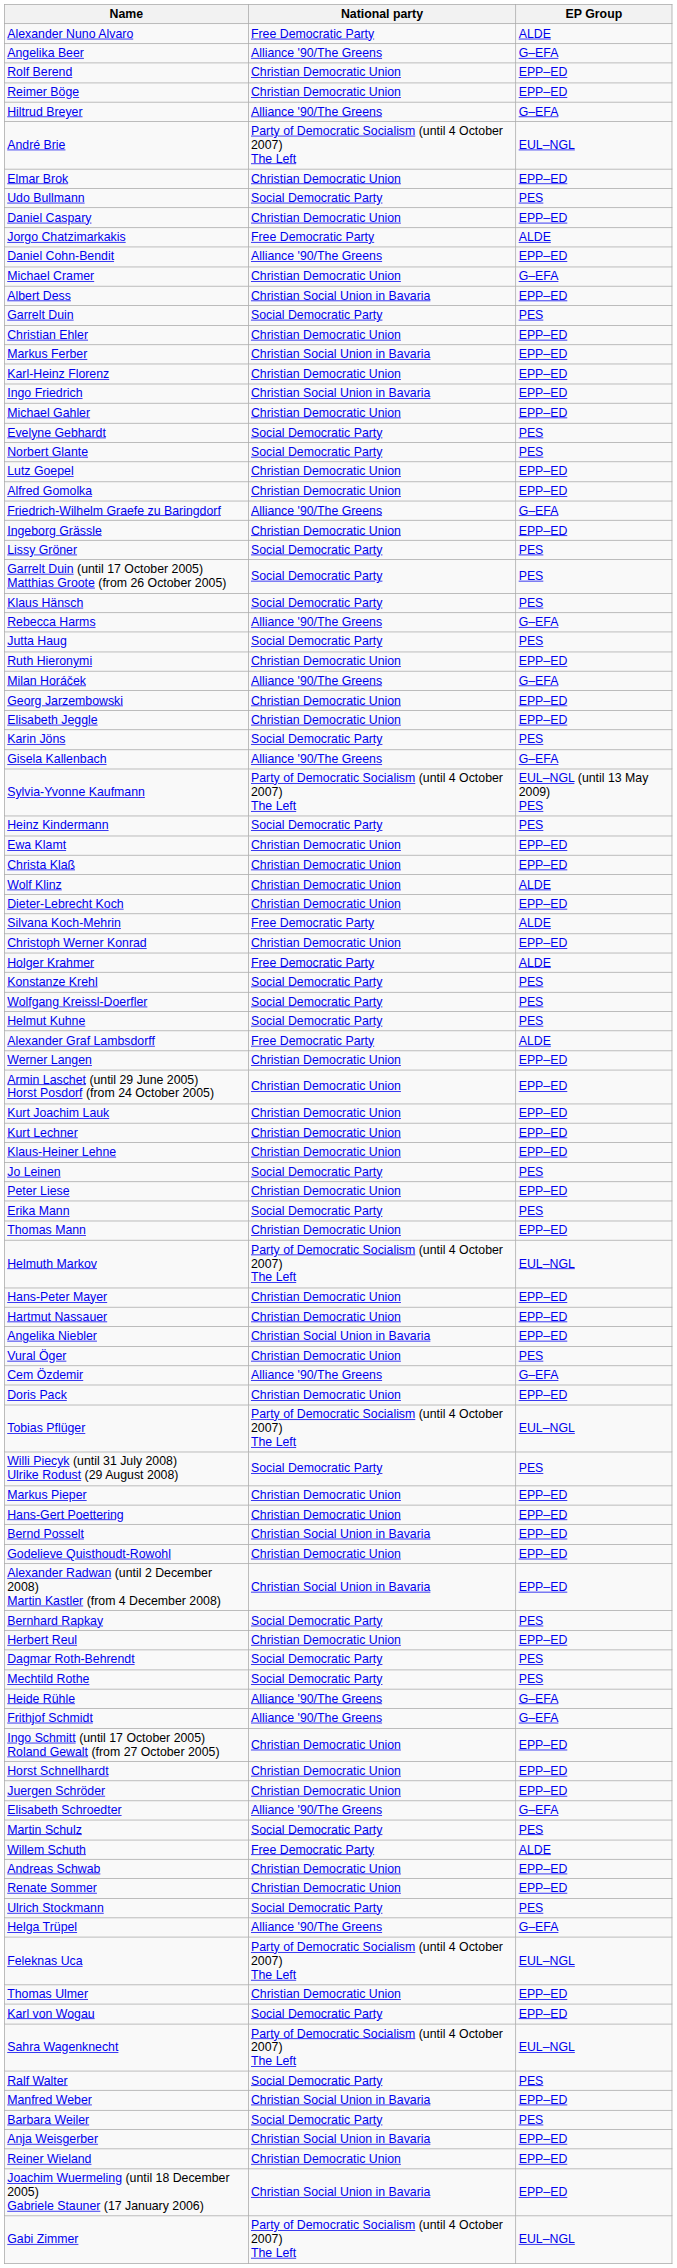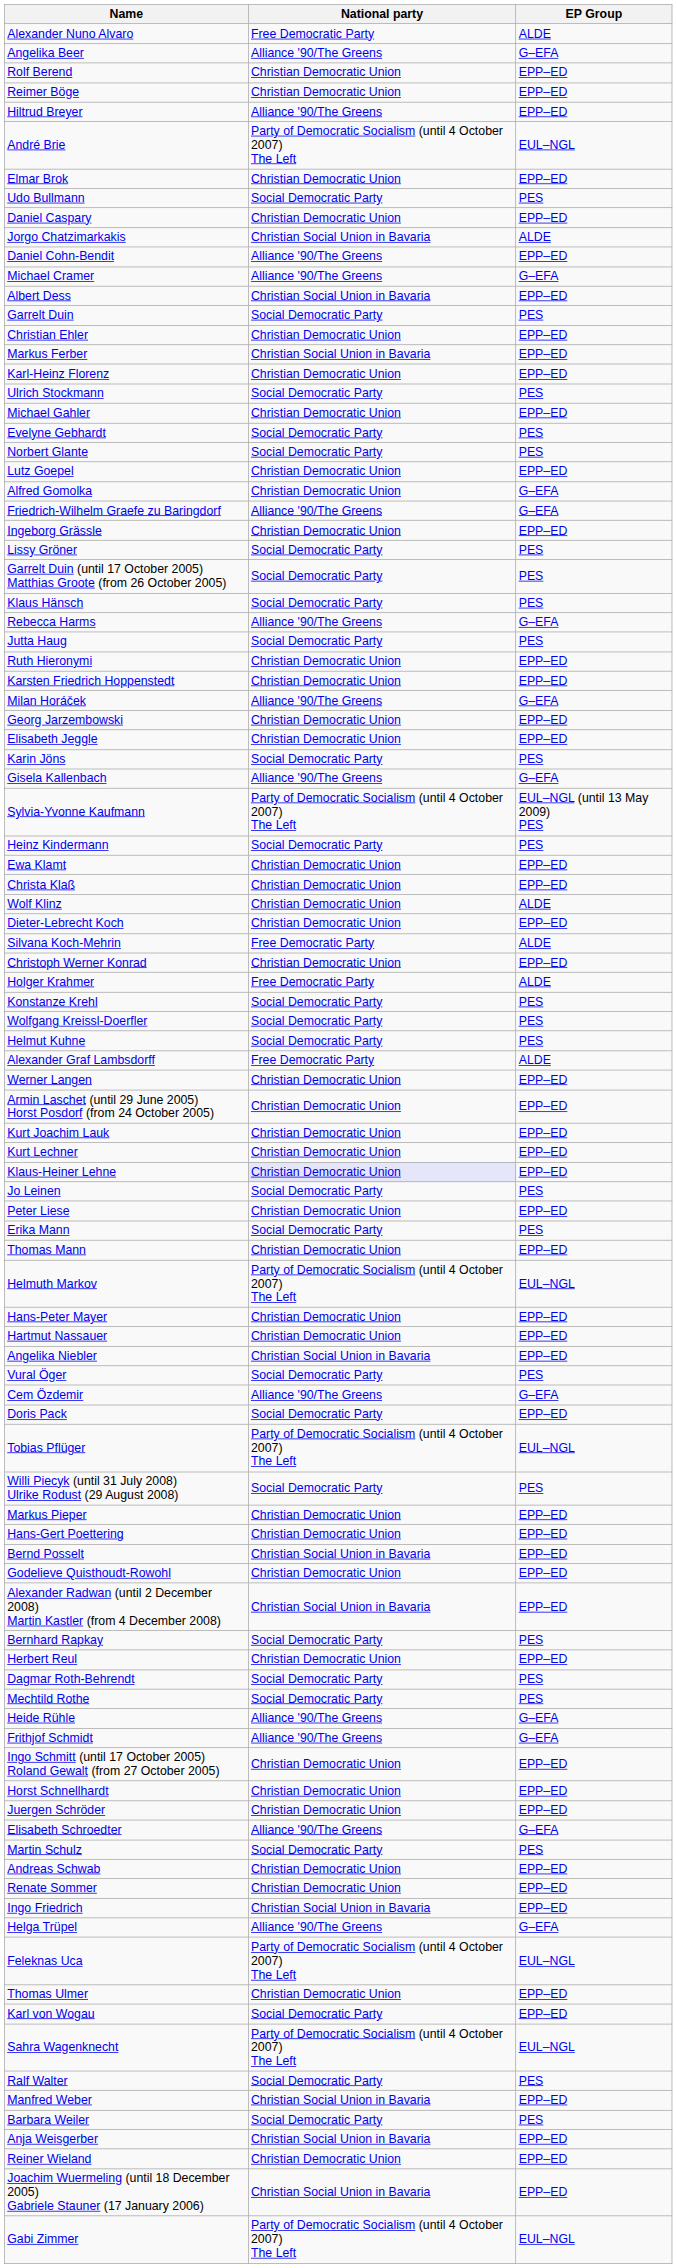(539, 111) G–EFA -> (543, 111) EPP–ED
(313, 237) Free Democratic Party -> (341, 237) Christian Social Union in Bavaria
(326, 276) Christian Democratic Union -> (317, 276) Alliance '90/The Greens
rows swapped: (45, 393) <-> (55, 1908)
(543, 491) EPP–ED -> (539, 491) G–EFA
+ row: (91, 681)
(326, 1152) no background -> (326, 1172) lavender background
(326, 1356) Christian Democratic Union -> (317, 1375) Social Democratic Party
(326, 1395) Christian Democratic Union -> (317, 1414) Social Democratic Party
- row: (47, 1849)
